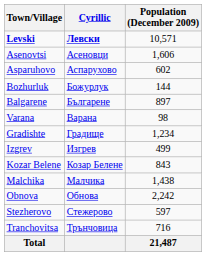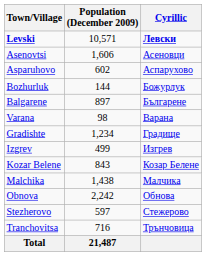columns swapped: (95, 17) <-> (163, 17)
